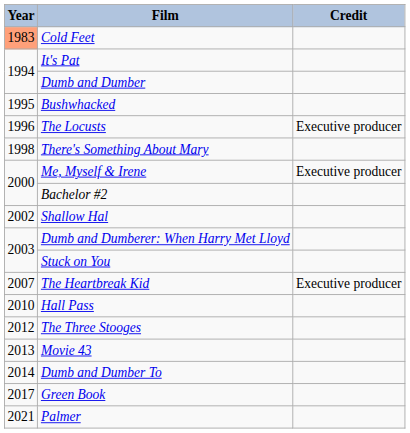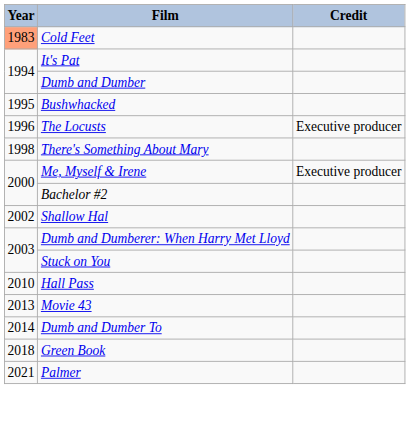- row: (95, 283)
- row: (91, 328)
(21, 395) 2017 -> (21, 350) 2018
